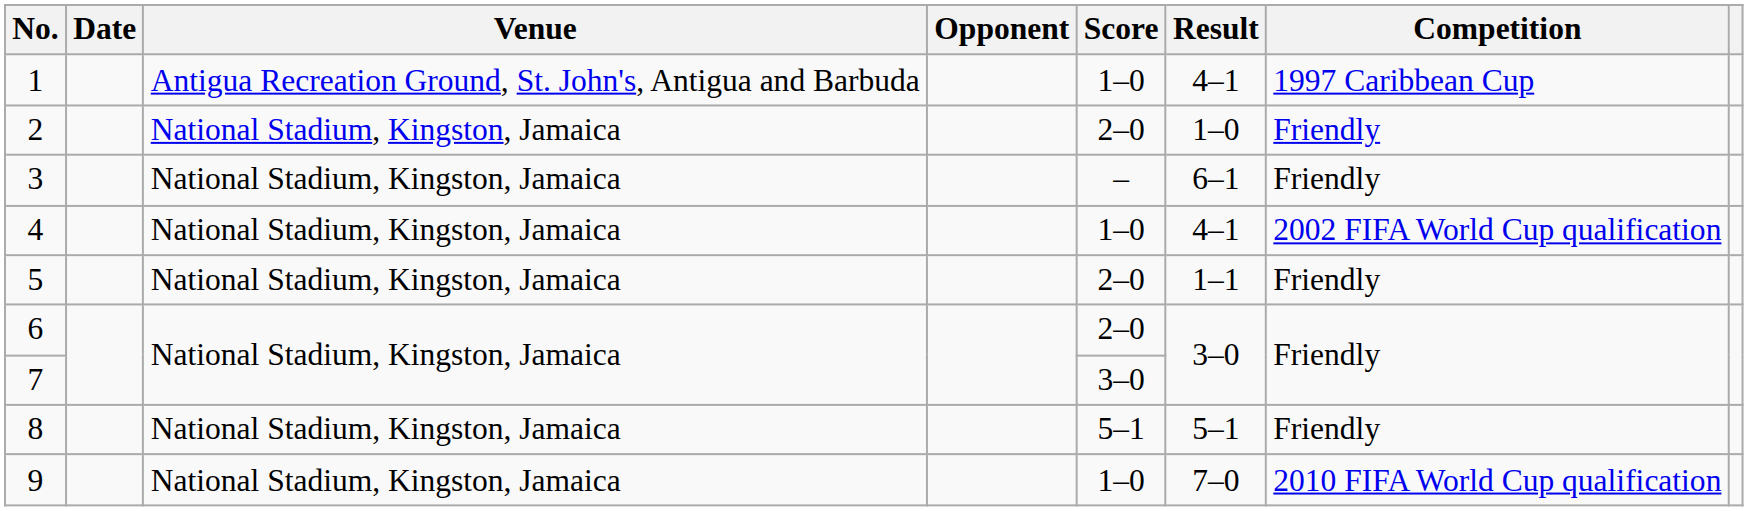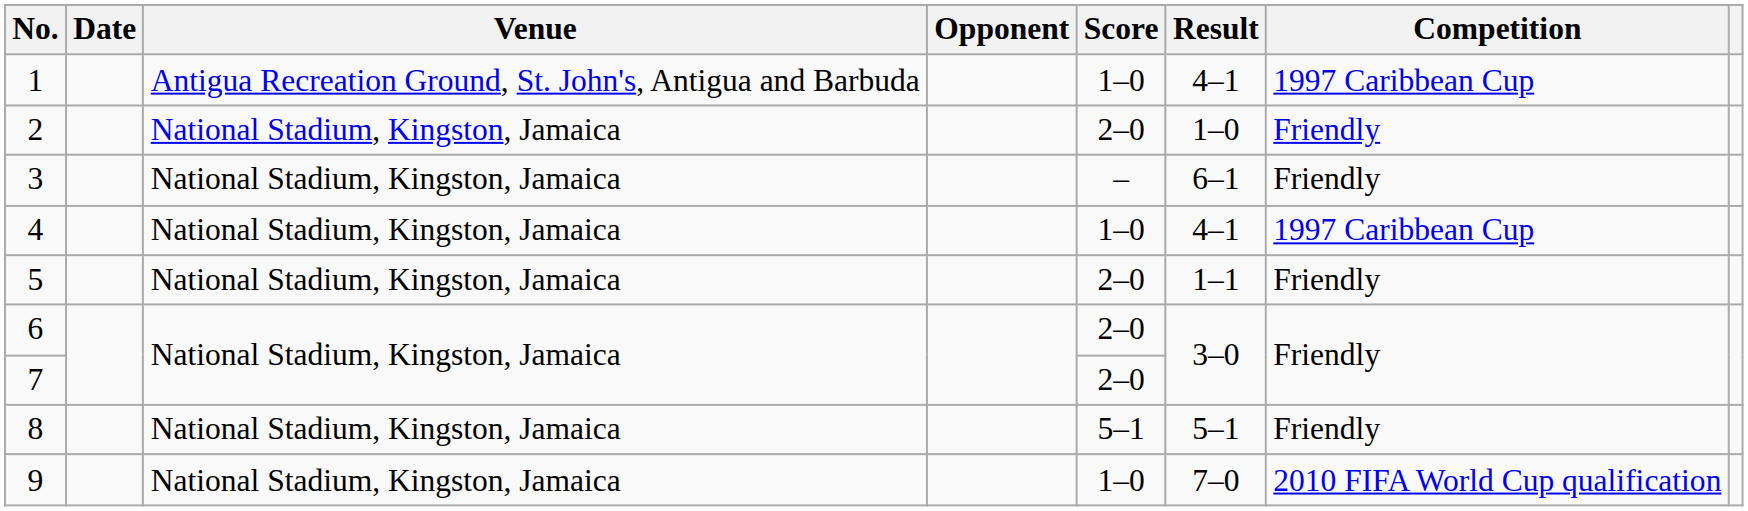(1497, 229) 2002 FIFA World Cup qualification -> (1404, 229) 1997 Caribbean Cup
(1121, 379) 3–0 -> (1121, 379) 2–0
